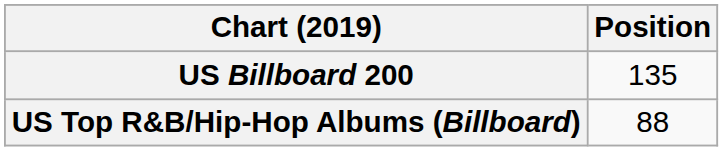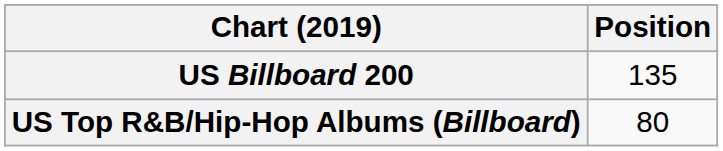(653, 121) 88 -> (653, 121) 80
